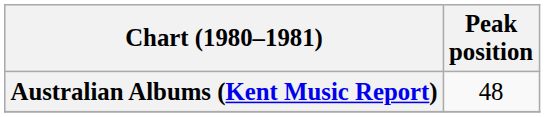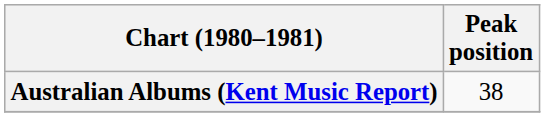(491, 91) 48 -> (491, 91) 38
